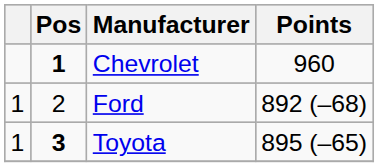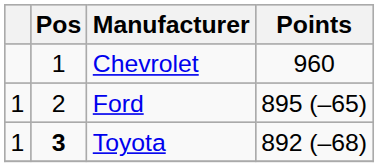(59, 64) bold -> (59, 64) normal
(314, 103) 892 (–68) -> (314, 103) 895 (–65)
(314, 142) 895 (–65) -> (314, 142) 892 (–68)
